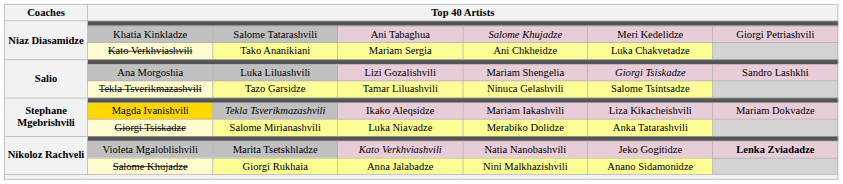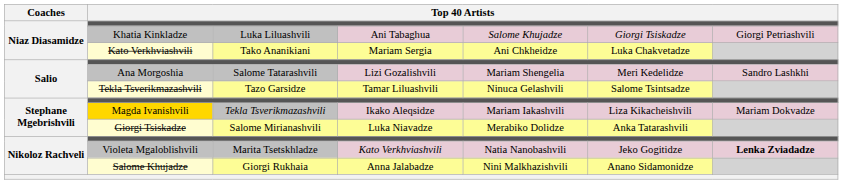(275, 34) Salome Tatarashvili -> (275, 34) Luka Liluashvili
(650, 34) Meri Kedelidze -> (650, 34) Giorgi Tsiskadze
(275, 72) Luka Liluashvili -> (275, 72) Salome Tatarashvili
(650, 72) Giorgi Tsiskadze -> (650, 72) Meri Kedelidze
